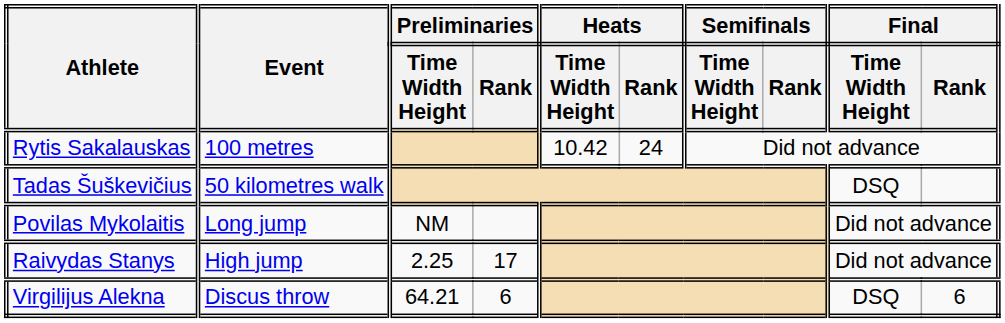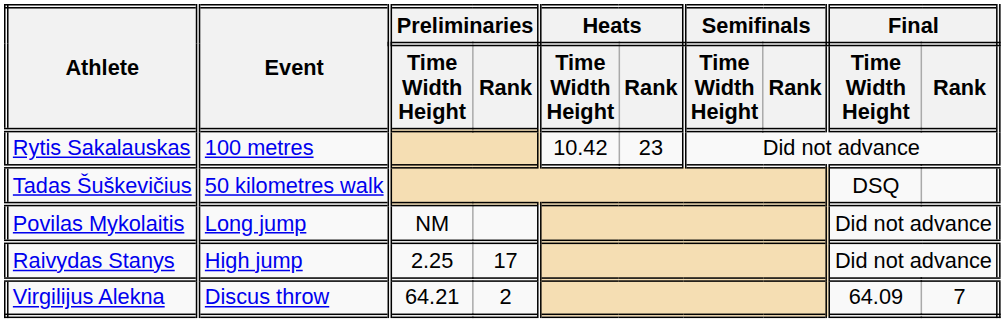(651, 148) 24 -> (651, 148) 23
(505, 298) 6 -> (505, 298) 2
(876, 298) DSQ -> (876, 298) 64.09
(960, 298) 6 -> (960, 298) 7
